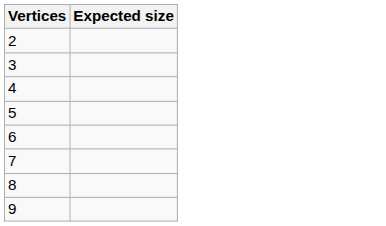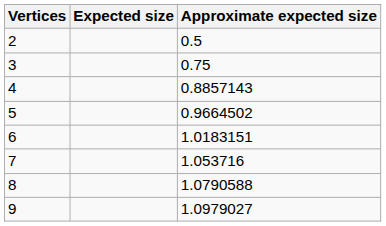+ column: (279, 16)
